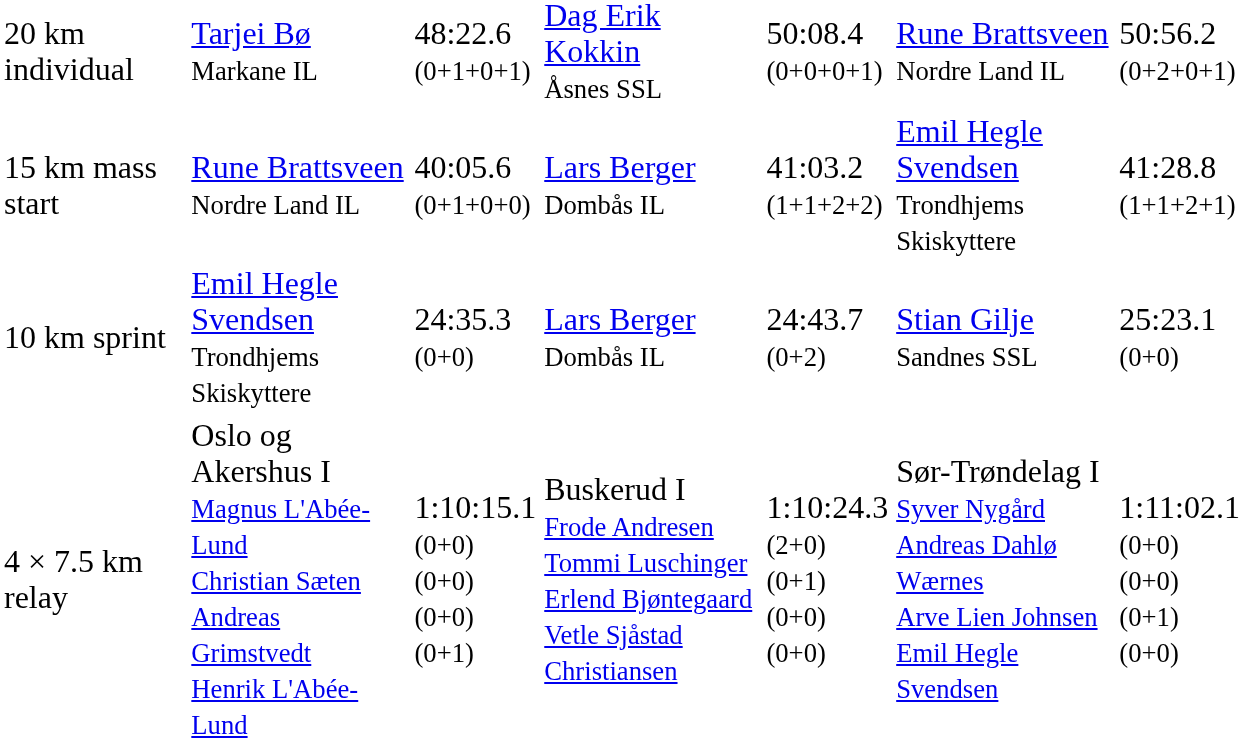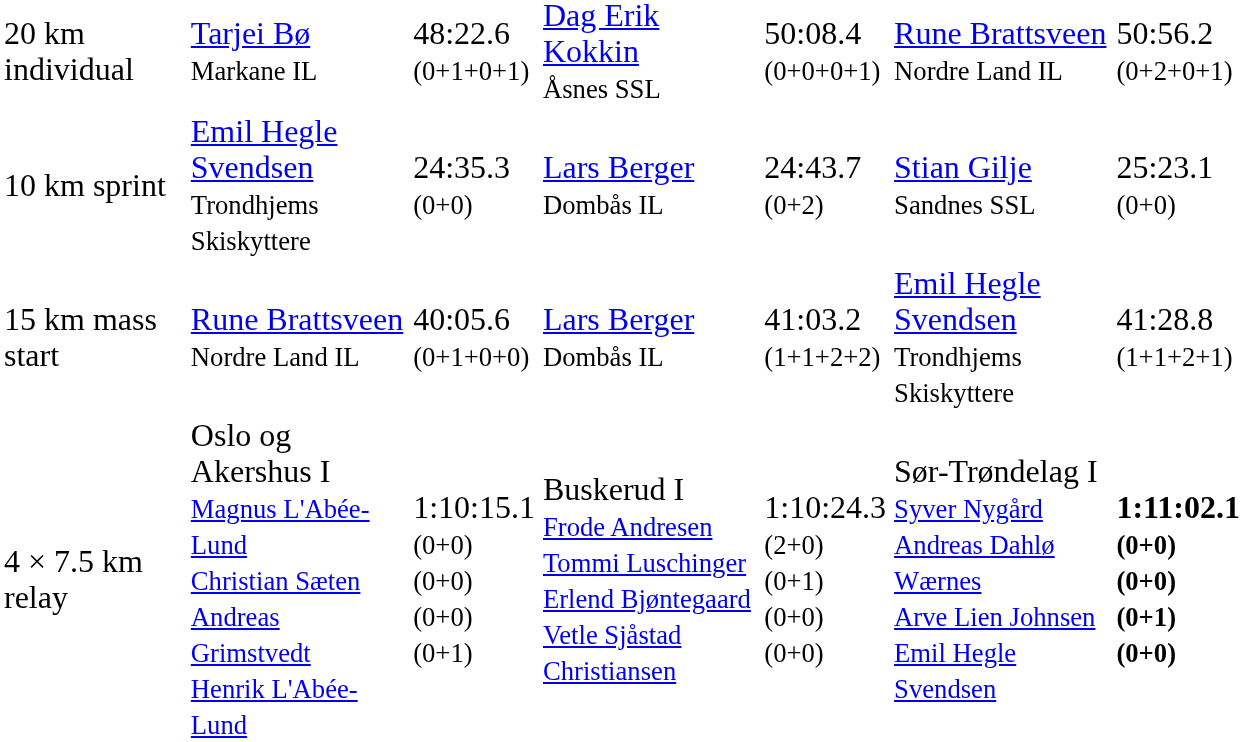rows swapped: (85, 337) <-> (80, 185)
(1180, 579) normal -> (1178, 579) bold
